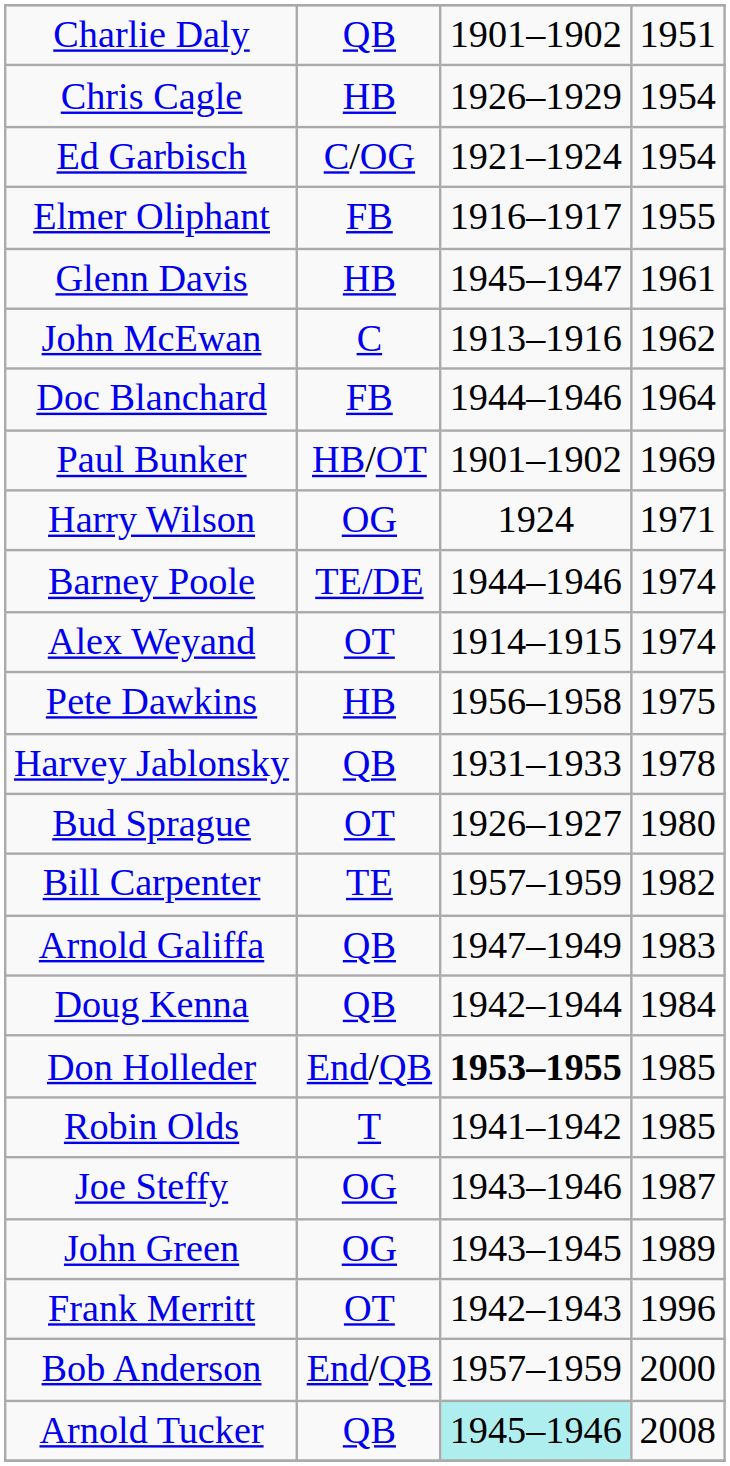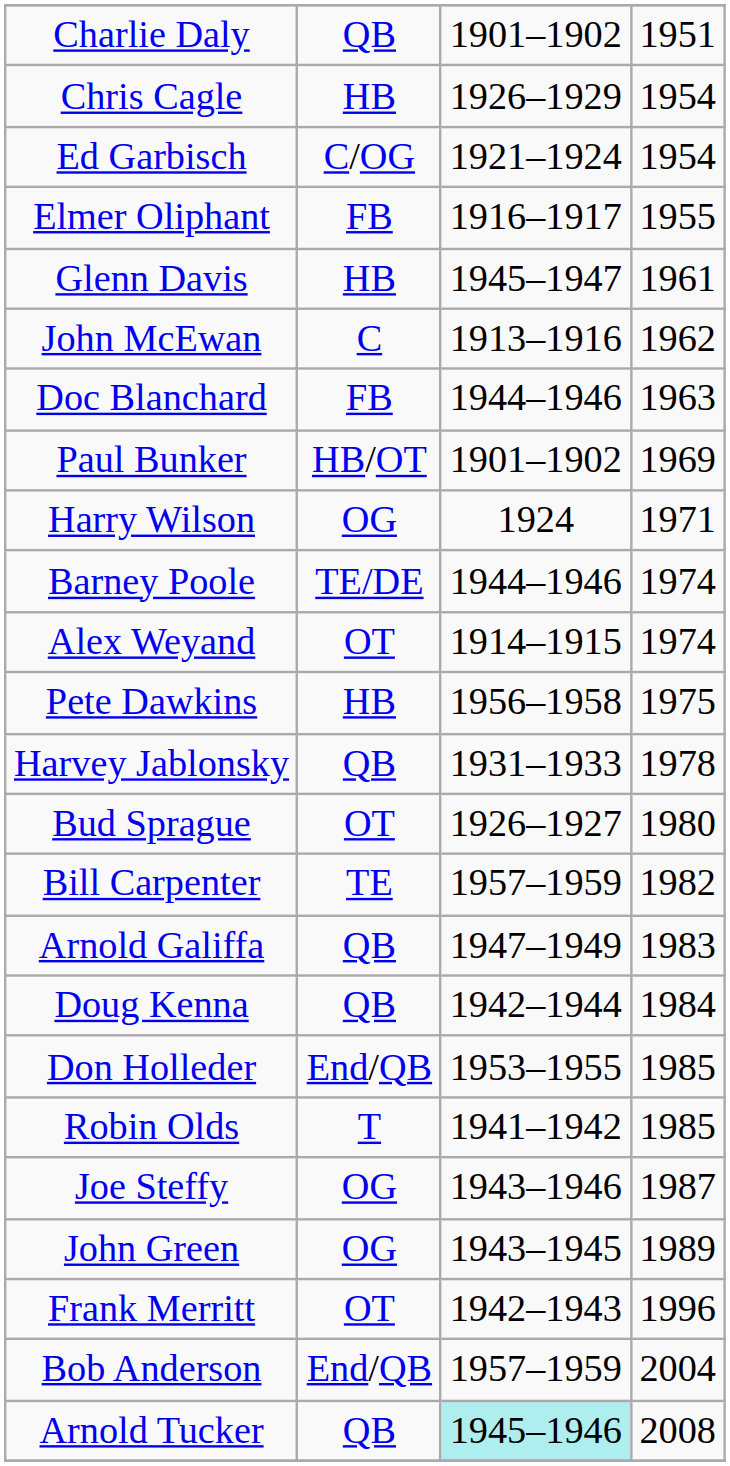(678, 398) 1964 -> (678, 398) 1963
(536, 1065) bold -> (536, 1065) normal
(678, 1369) 2000 -> (678, 1369) 2004
